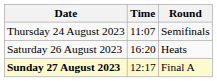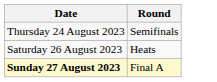- column: (143, 13)
